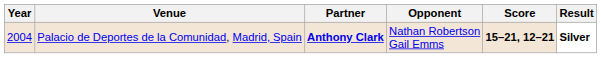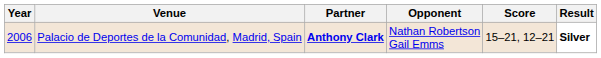(20, 38) 2004 -> (20, 38) 2006
(520, 38) bold -> (520, 38) normal
